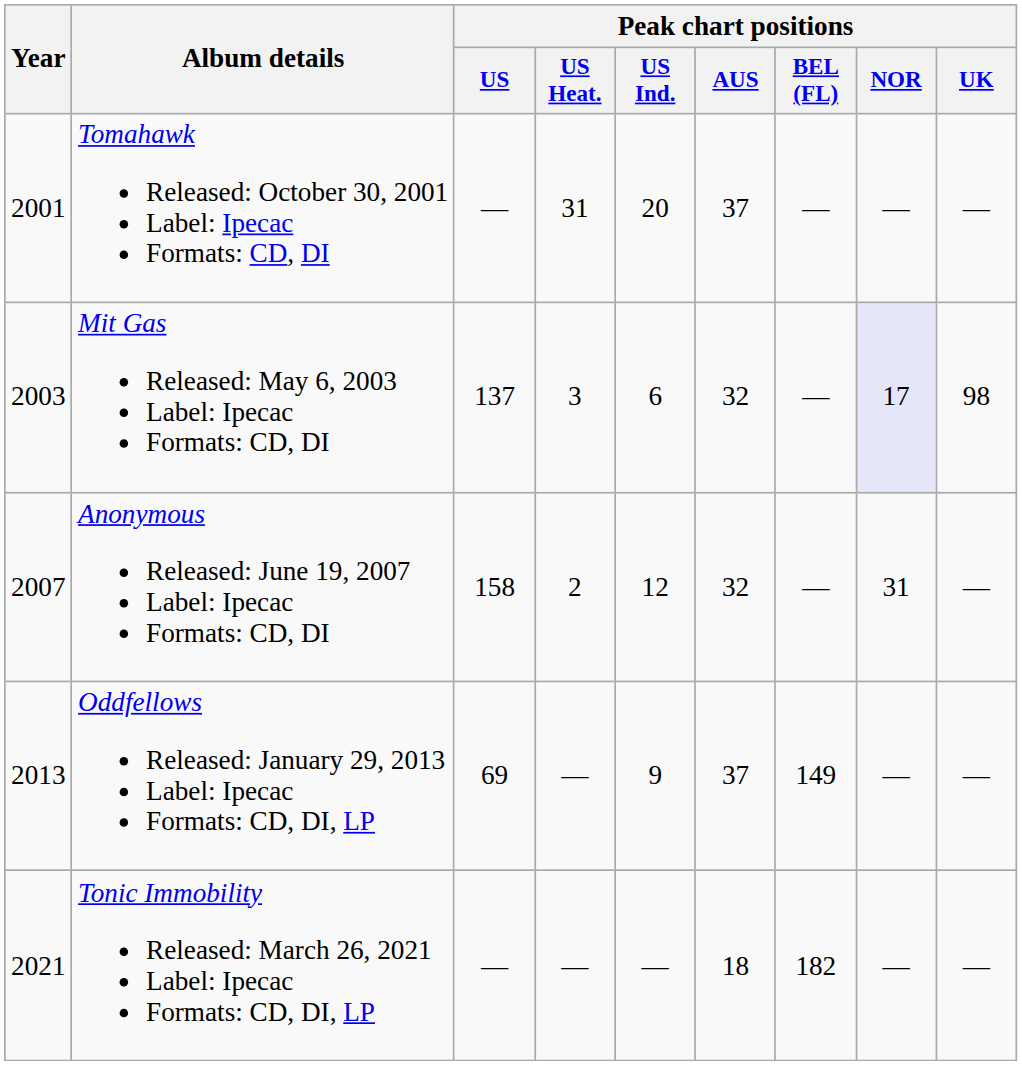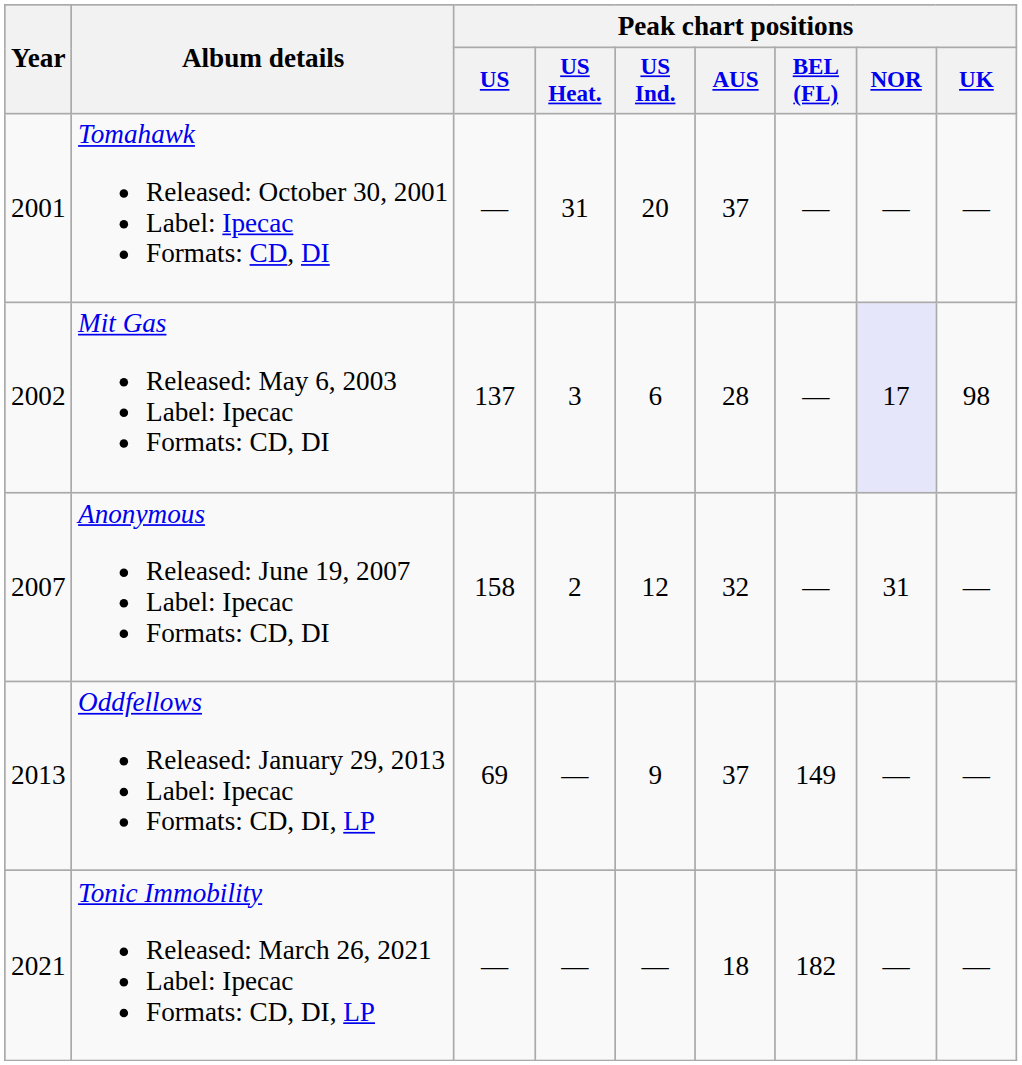(38, 396) 2003 -> (38, 396) 2002
(736, 396) 32 -> (736, 396) 28
